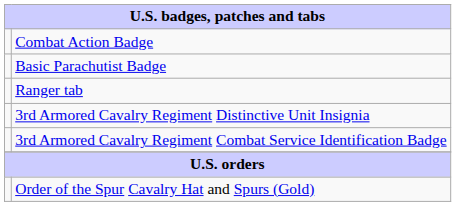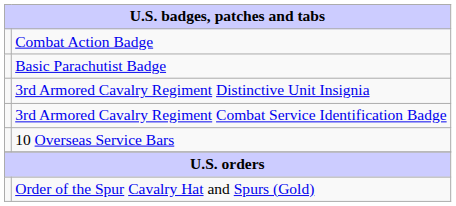- row: (49, 90)
+ row: (95, 139)
